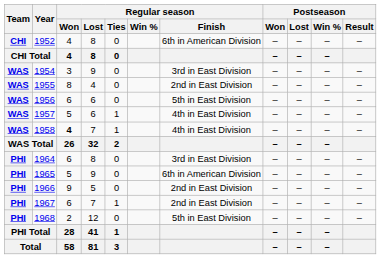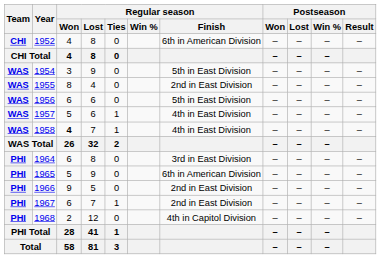(211, 71) 3rd in East Division -> (211, 71) 5th in East Division
(211, 217) 5th in East Division -> (211, 217) 4th in Capitol Division
